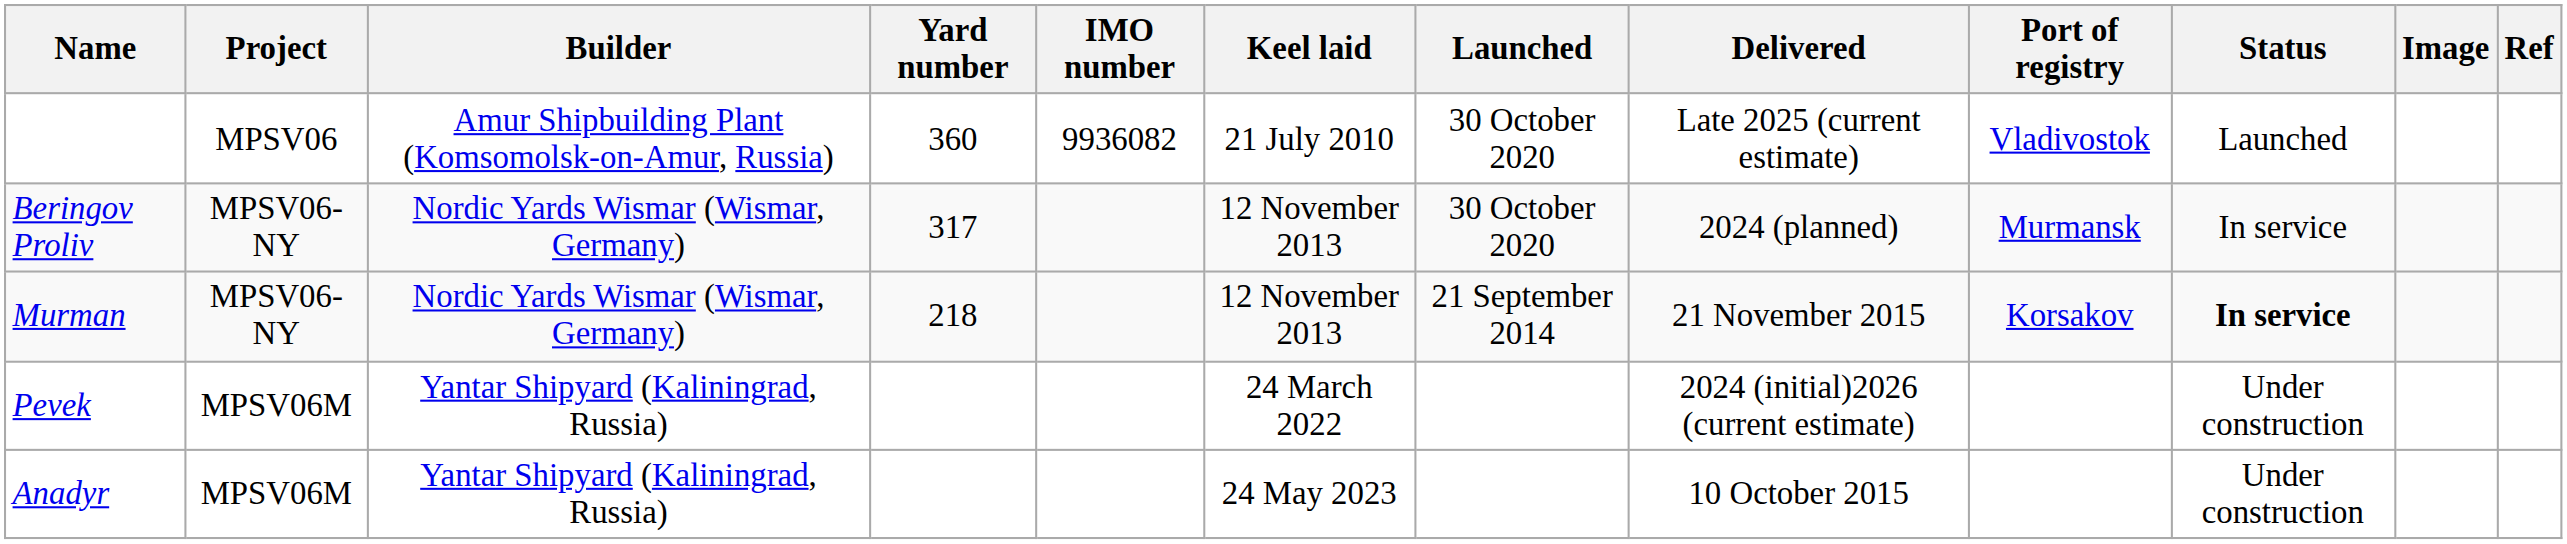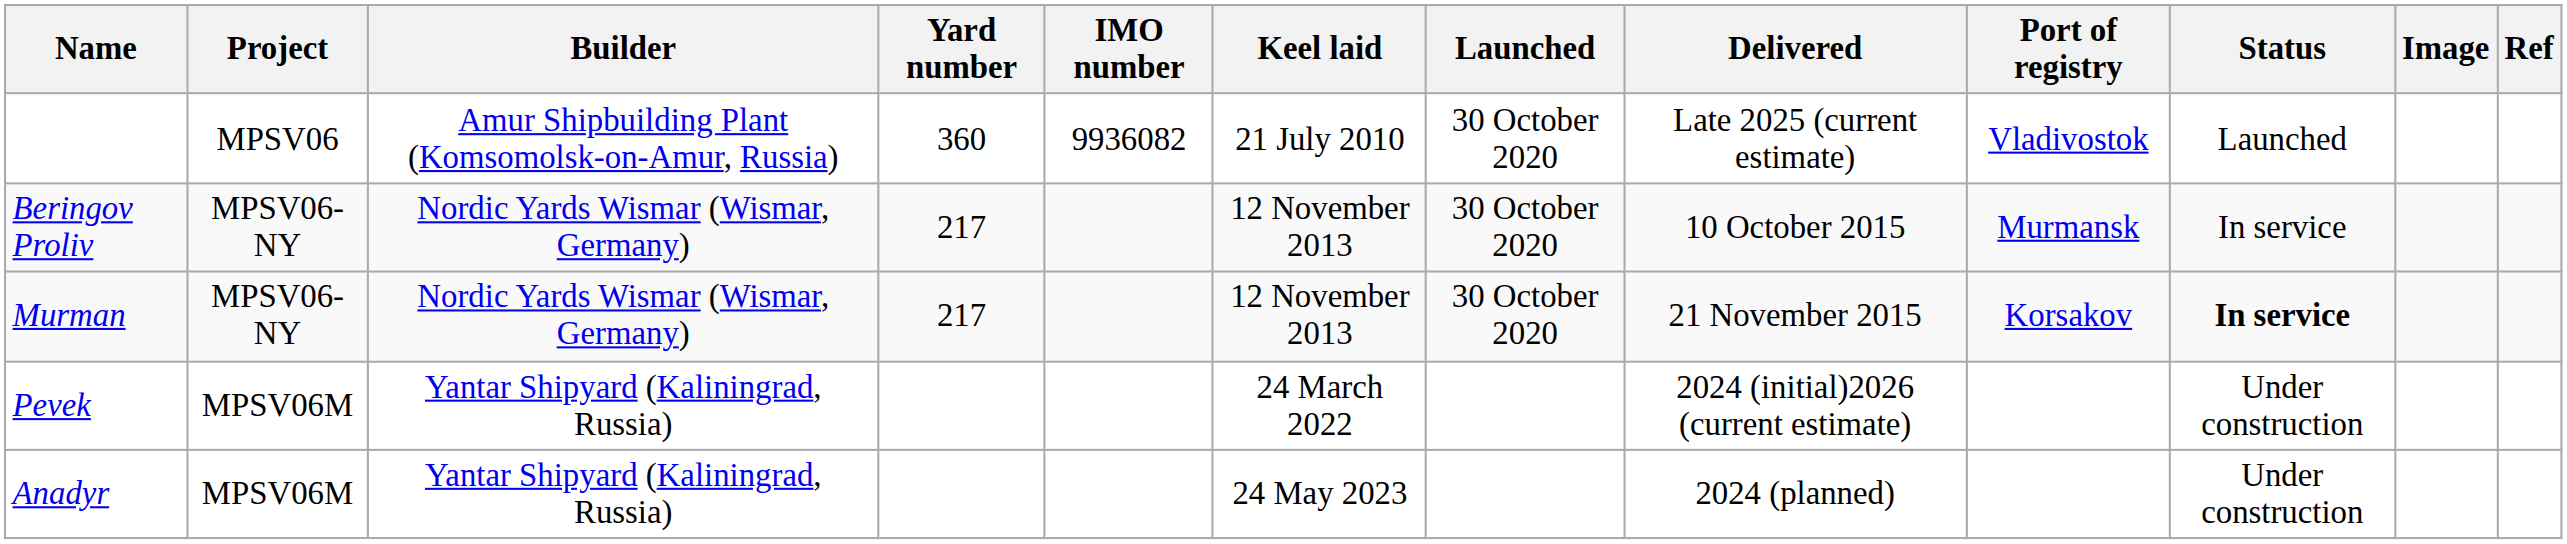(953, 226) 317 -> (962, 226) 217
(1799, 226) 2024 (planned) -> (1795, 226) 10 October 2015
(953, 315) 218 -> (962, 315) 217
(1522, 315) 21 September 2014 -> (1525, 315) 30 October 2020
(1799, 493) 10 October 2015 -> (1795, 493) 2024 (planned)
